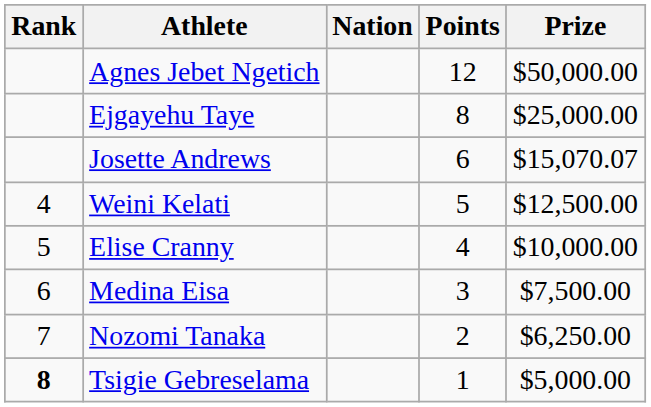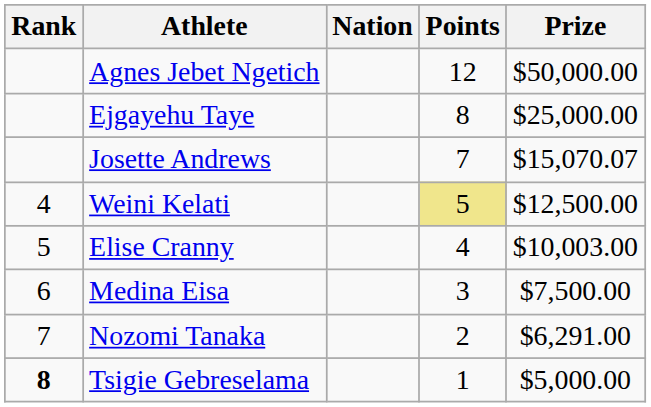(463, 159) 6 -> (463, 159) 7
(463, 203) no background -> (463, 203) khaki background
(575, 247) $10,000.00 -> (575, 247) $10,003.00
(575, 335) $6,250.00 -> (575, 335) $6,291.00
